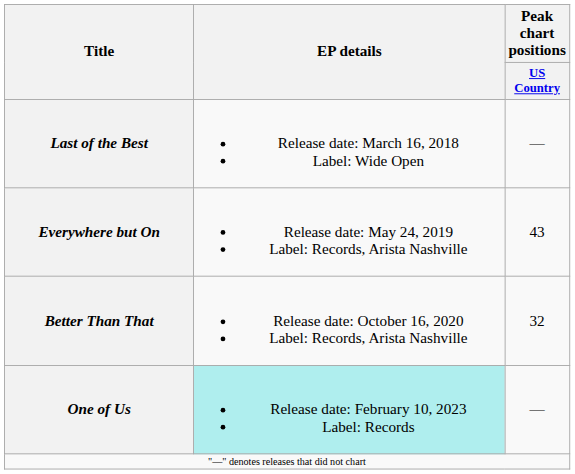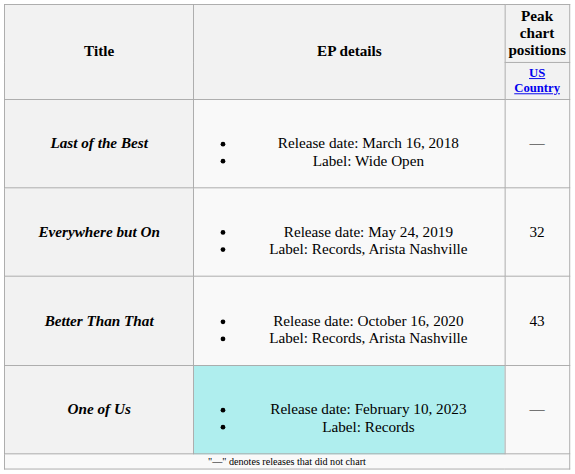(537, 232) 43 -> (537, 232) 32
(537, 320) 32 -> (537, 320) 43
